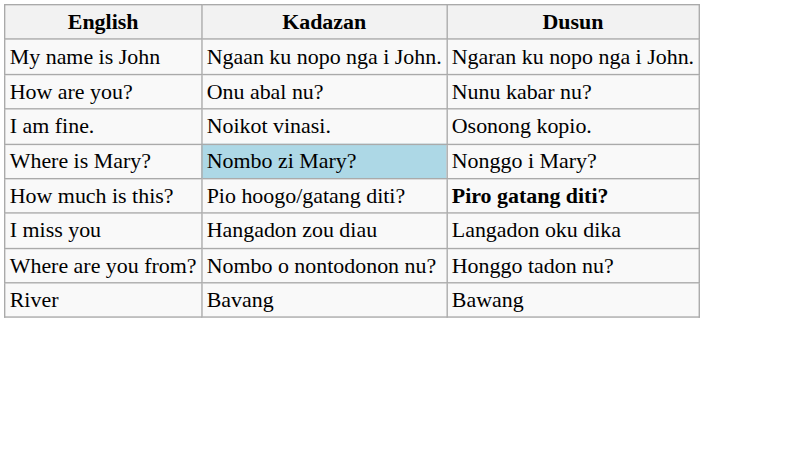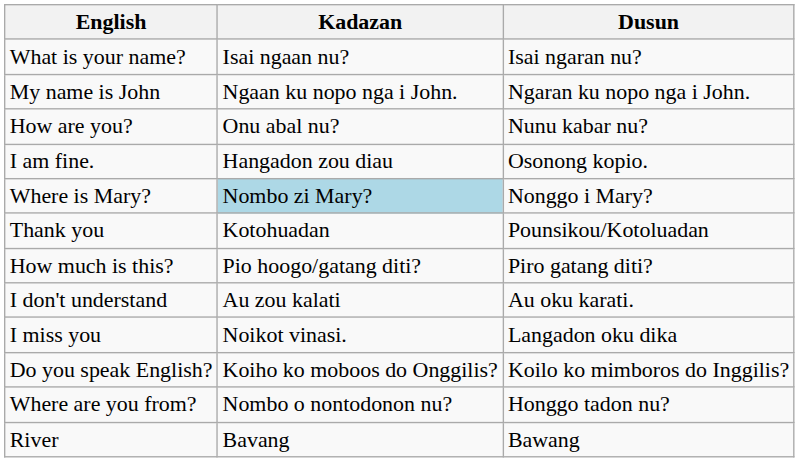+ row: (98, 56)
(269, 126) Noikot vinasi. -> (308, 160) Hangadon zou diau
+ row: (57, 230)
(530, 195) bold -> (580, 265) normal
+ row: (88, 299)
(292, 230) Hangadon zou diau -> (285, 334) Noikot vinasi.
+ row: (111, 369)
